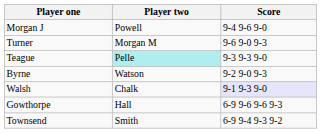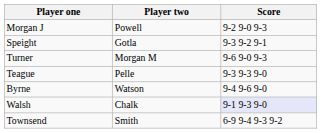(245, 27) 9-4 9-6 9-0 -> (245, 27) 9-2 9-0 9-3
+ row: (21, 43)
(125, 58) paleturquoise background -> (125, 74) no background
(245, 74) 9-2 9-0 9-3 -> (245, 89) 9-4 9-6 9-0
- row: (29, 105)
